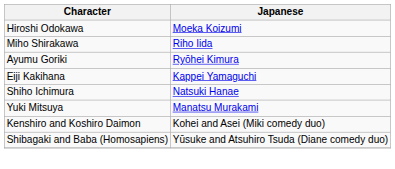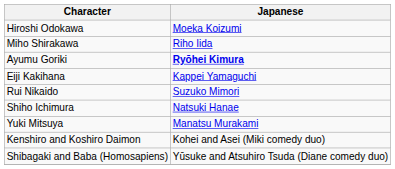(206, 60) normal -> (208, 60) bold
+ row: (32, 92)
